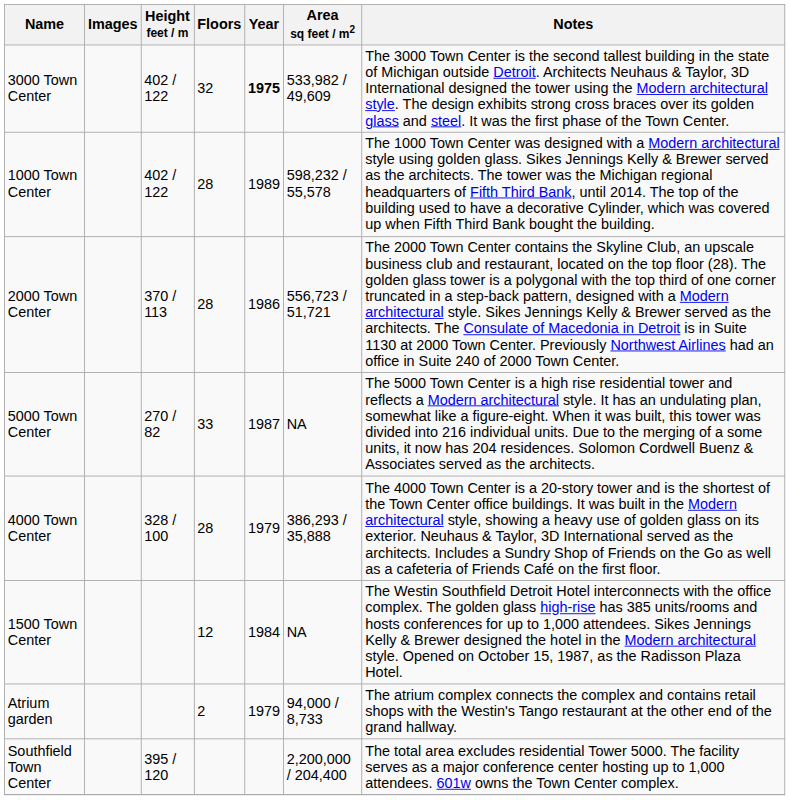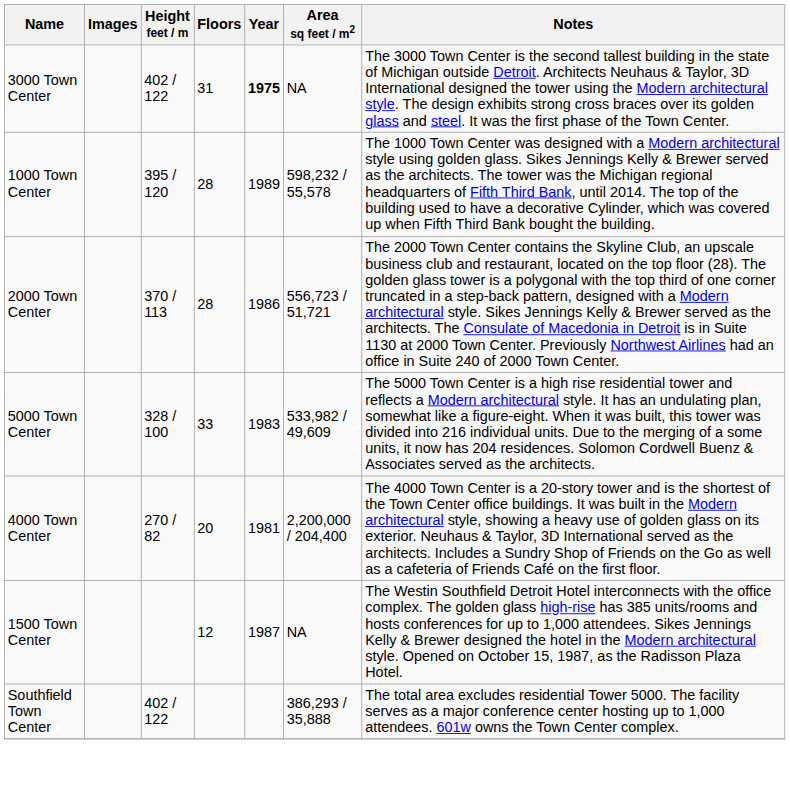(205, 88) 32 -> (205, 88) 31
(317, 88) 533,982 / 49,609 -> (297, 88) NA
(160, 184) 402 / 122 -> (160, 184) 395 / 120
(160, 424) 270 / 82 -> (160, 424) 328 / 100
(264, 424) 1987 -> (264, 424) 1983
(297, 424) NA -> (317, 424) 533,982 / 49,609
(160, 528) 328 / 100 -> (160, 528) 270 / 82
(205, 528) 28 -> (205, 528) 20
(264, 528) 1979 -> (264, 528) 1981
(317, 528) 386,293 / 35,888 -> (319, 528) 2,200,000 / 204,400
(264, 632) 1984 -> (264, 632) 1987
- row: (30, 711)
(160, 766) 395 / 120 -> (160, 711) 402 / 122
(319, 766) 2,200,000 / 204,400 -> (317, 711) 386,293 / 35,888
